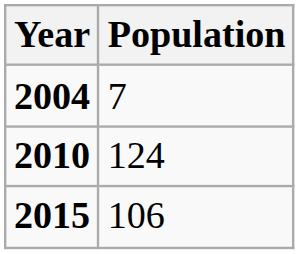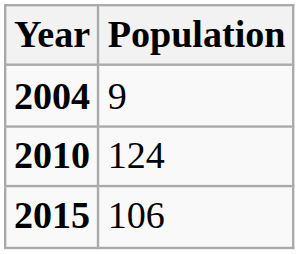(117, 95) 7 -> (117, 95) 9
